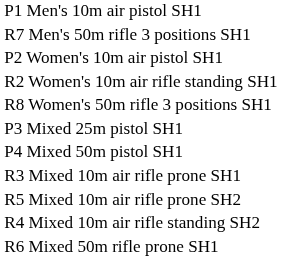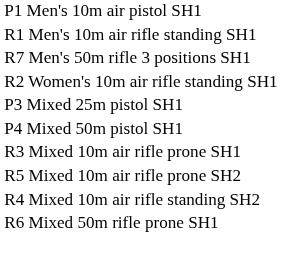+ row: (130, 34)
- row: (114, 57)
- row: (138, 104)
